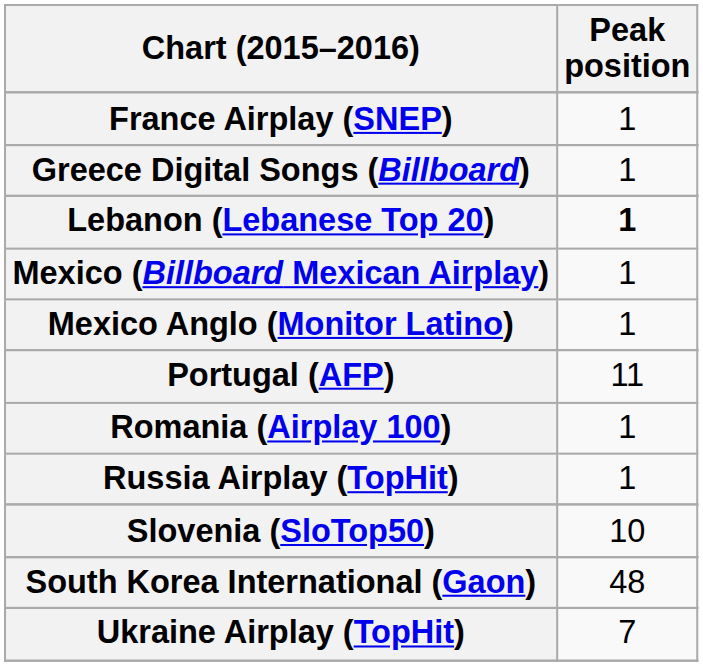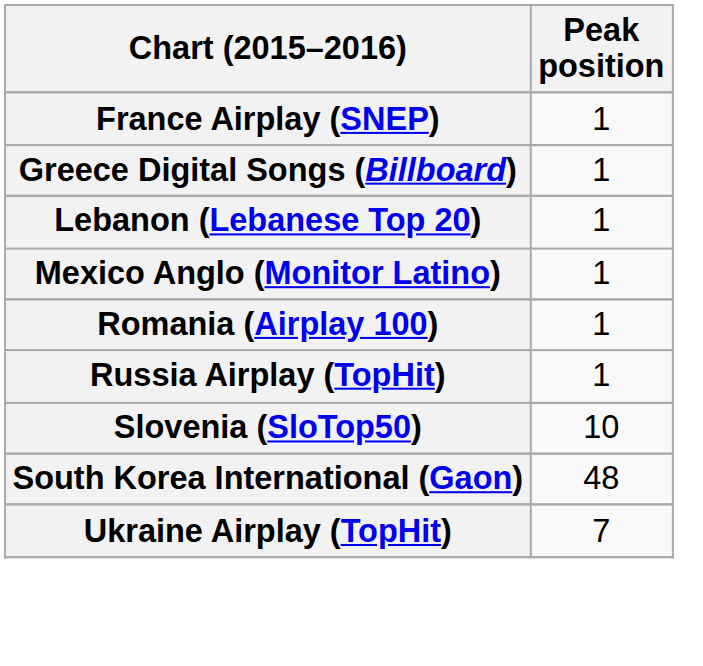(627, 221) bold -> (601, 221) normal
- row: (281, 272)
- row: (281, 375)
